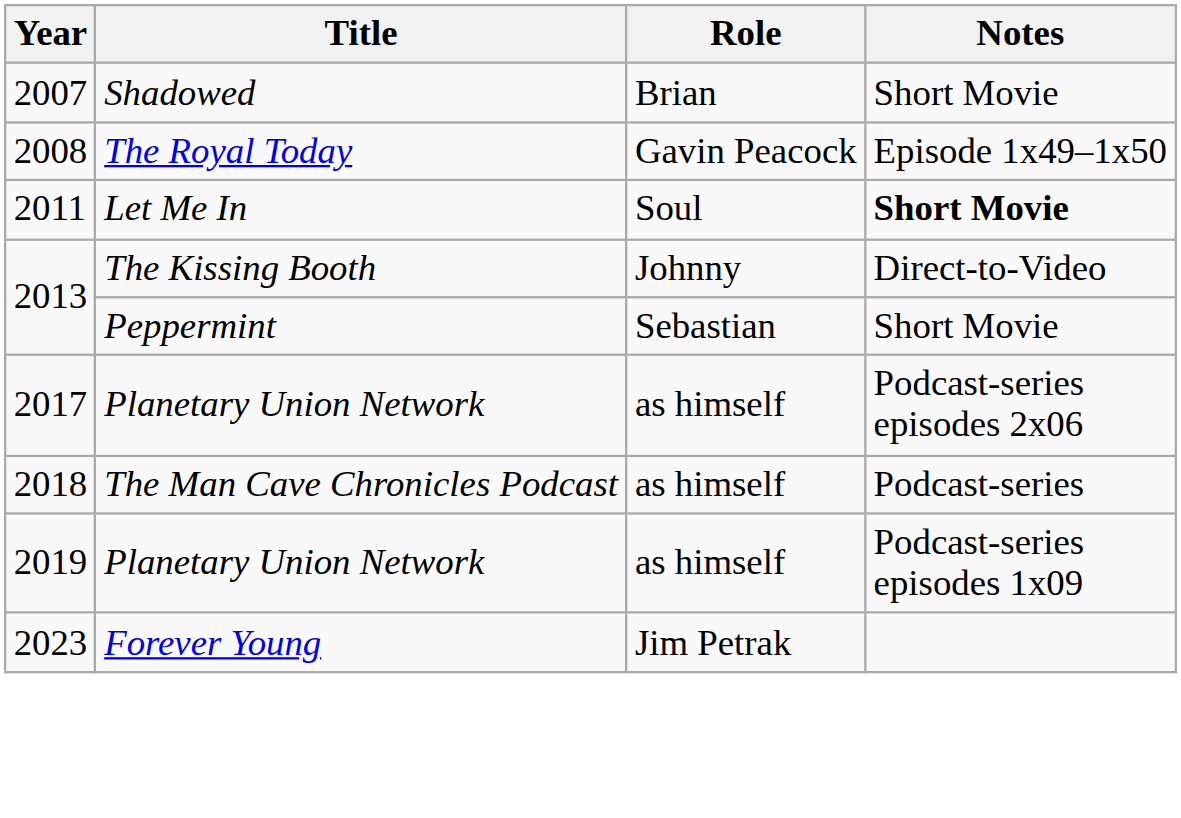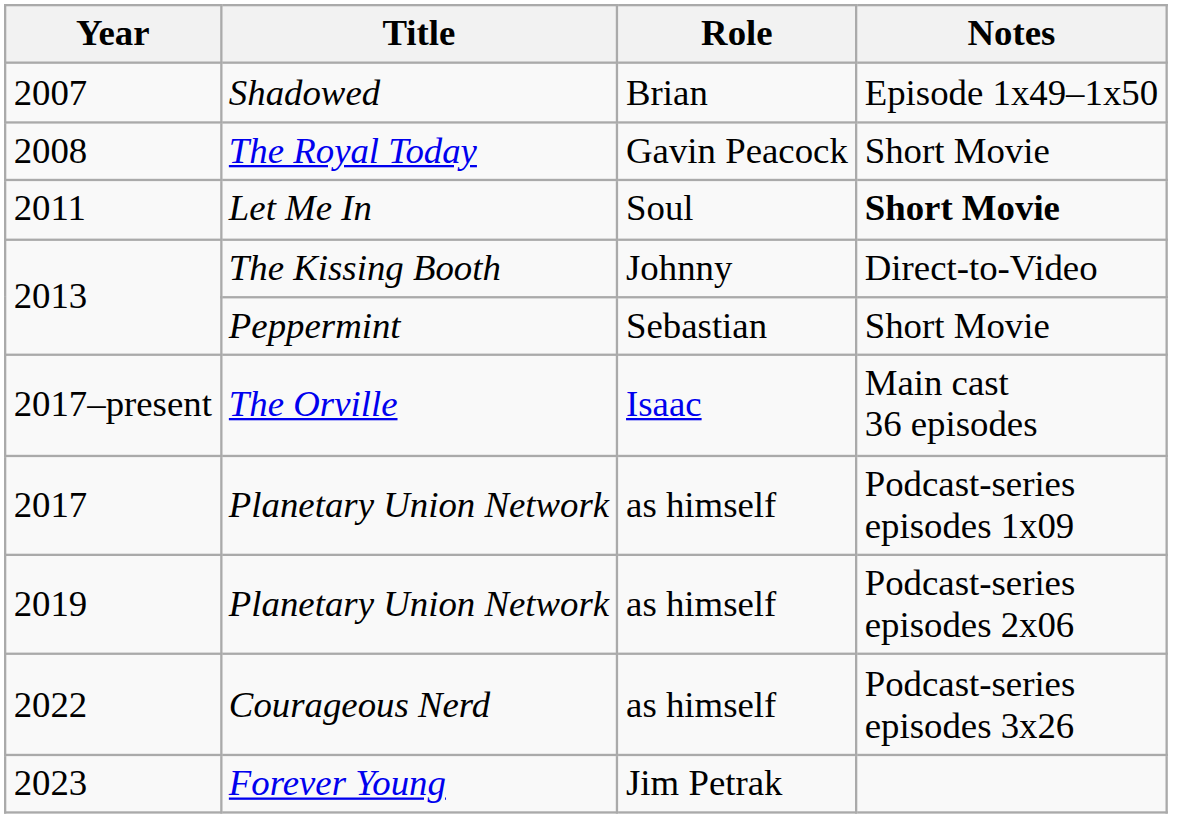(966, 92) Short Movie -> (1011, 92) Episode 1x49–1x50
(1020, 150) Episode 1x49–1x50 -> (957, 150) Short Movie
+ row: (113, 404)
(979, 404) Podcast-series episodes 2x06 -> (970, 504) Podcast-series episodes 1x09
- row: (50, 483)
(979, 562) Podcast-series episodes 1x09 -> (970, 604) Podcast-series episodes 2x06
+ row: (50, 703)
